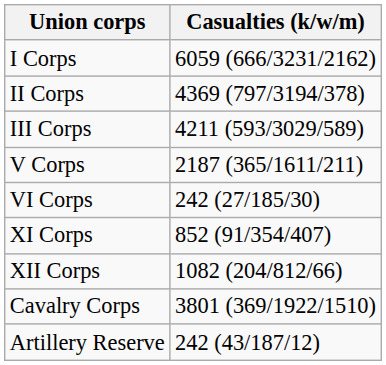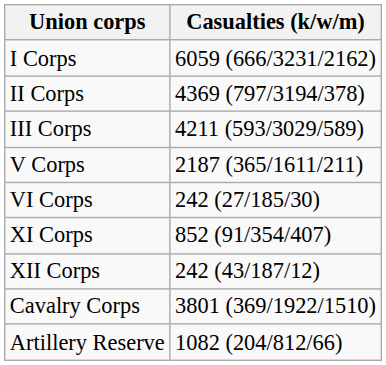(259, 270) 1082 (204/812/66) -> (248, 270) 242 (43/187/12)
(248, 341) 242 (43/187/12) -> (259, 341) 1082 (204/812/66)
